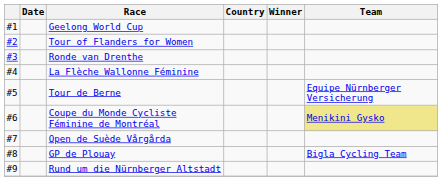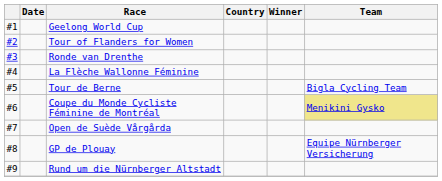(354, 92) Equipe Nürnberger Versicherung -> (357, 87) Bigla Cycling Team
(357, 154) Bigla Cycling Team -> (354, 148) Equipe Nürnberger Versicherung
